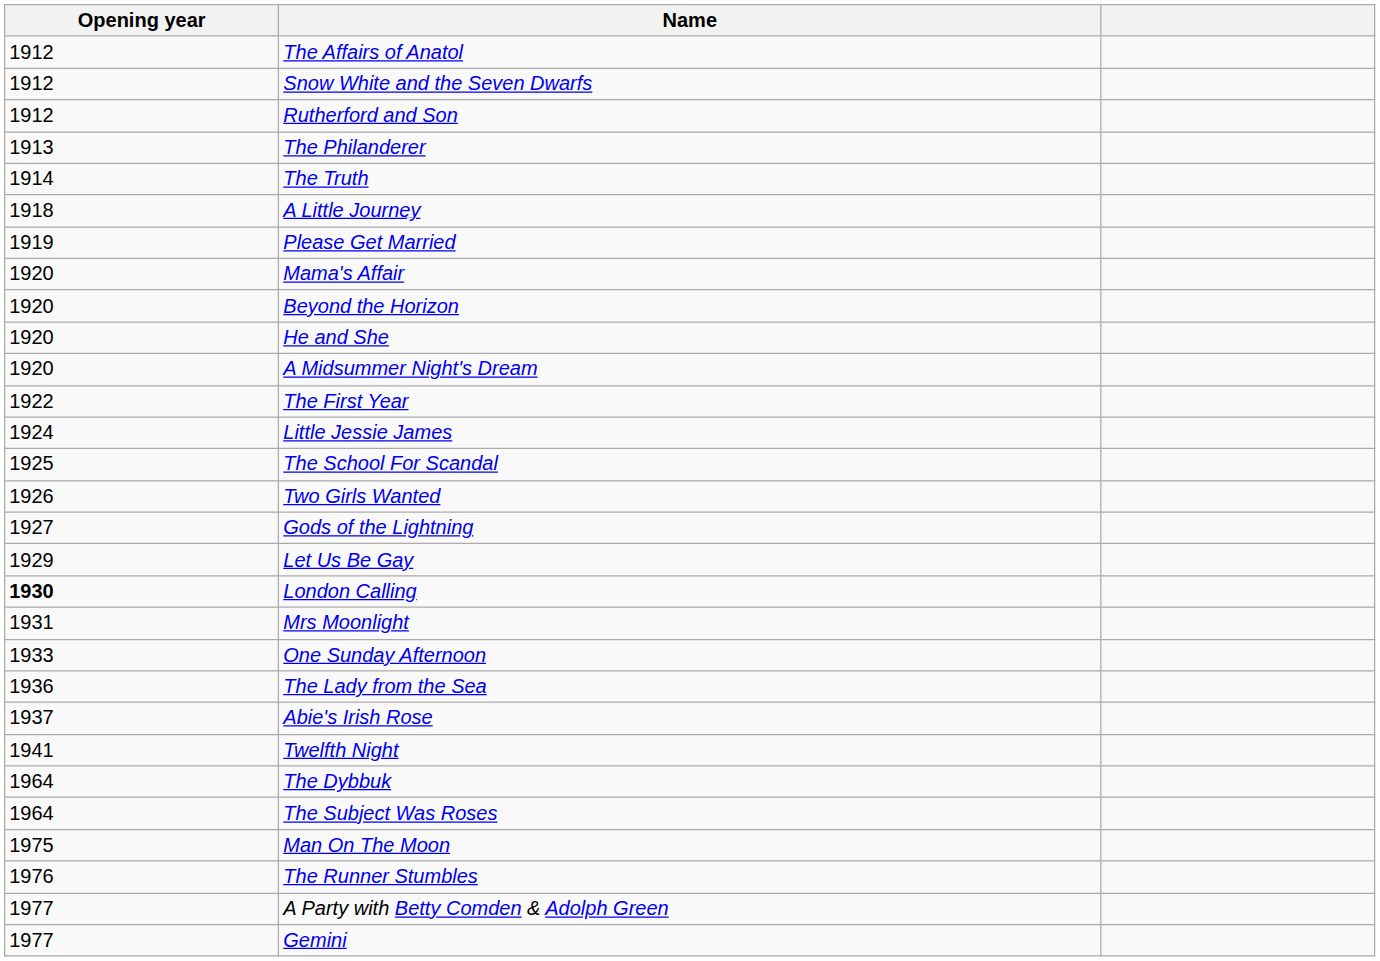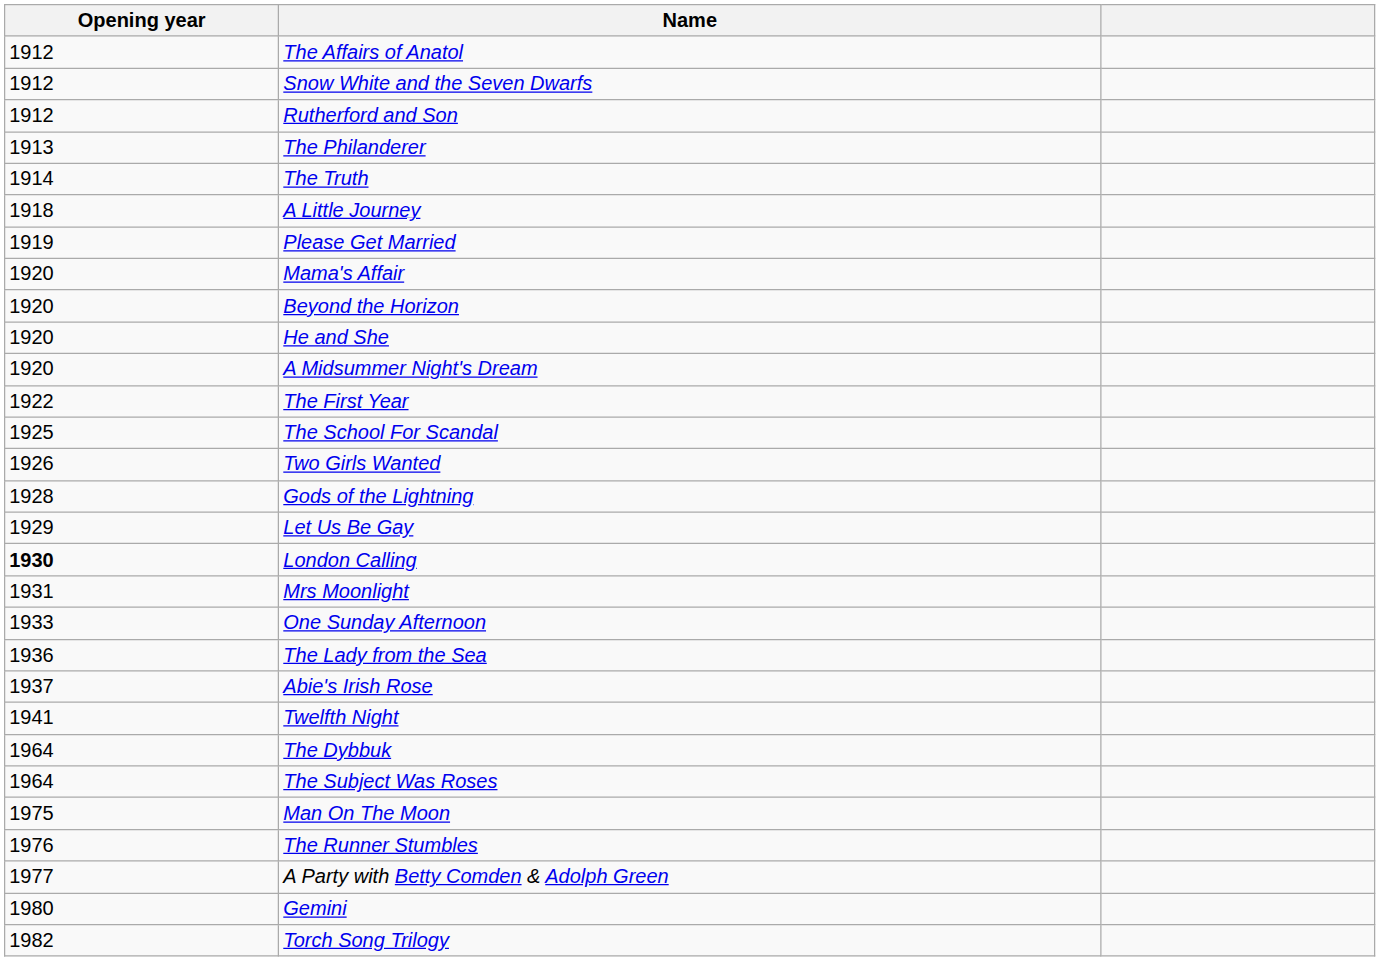- row: (368, 432)
(31, 527) 1927 -> (31, 496) 1928
(31, 940) 1977 -> (31, 908) 1980
+ row: (366, 940)
